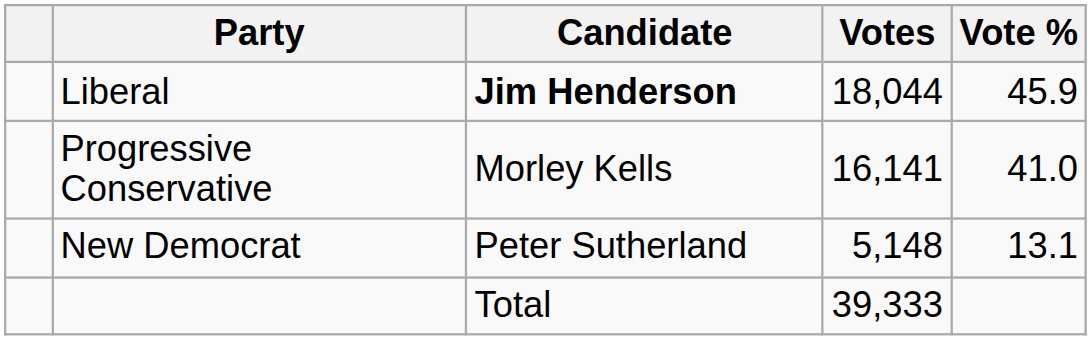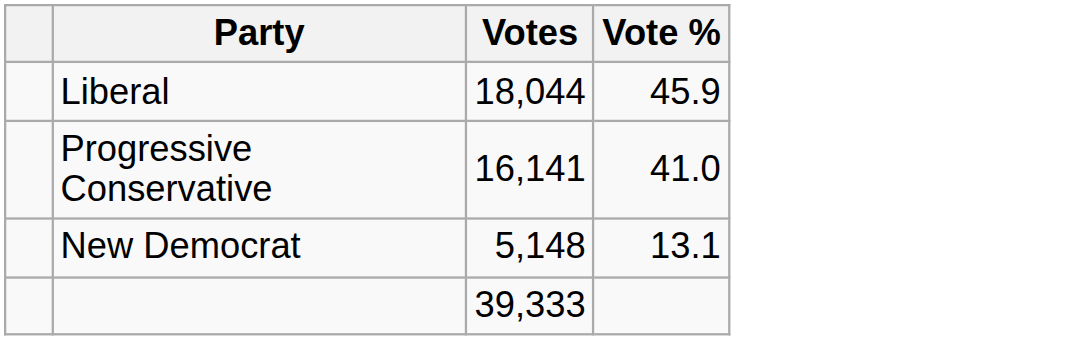- column: (645, 33)
